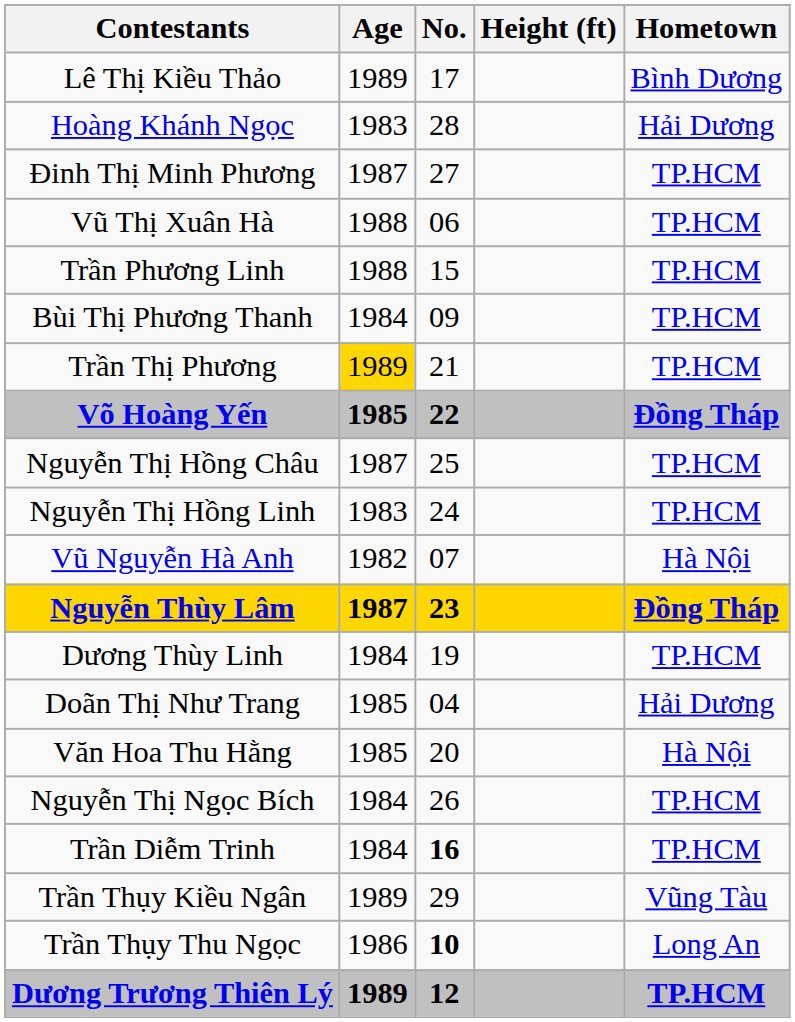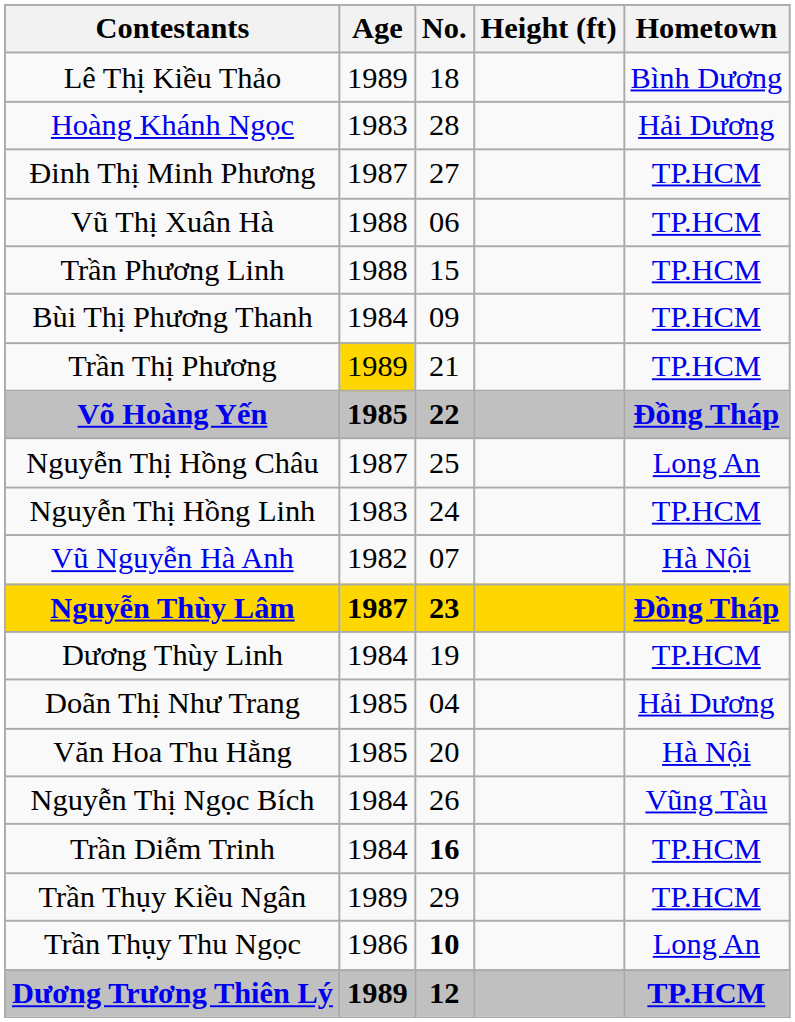(444, 76) 17 -> (444, 76) 18
(706, 462) TP.HCM -> (706, 462) Long An
(706, 800) TP.HCM -> (706, 800) Vũng Tàu
(706, 896) Vũng Tàu -> (706, 896) TP.HCM
